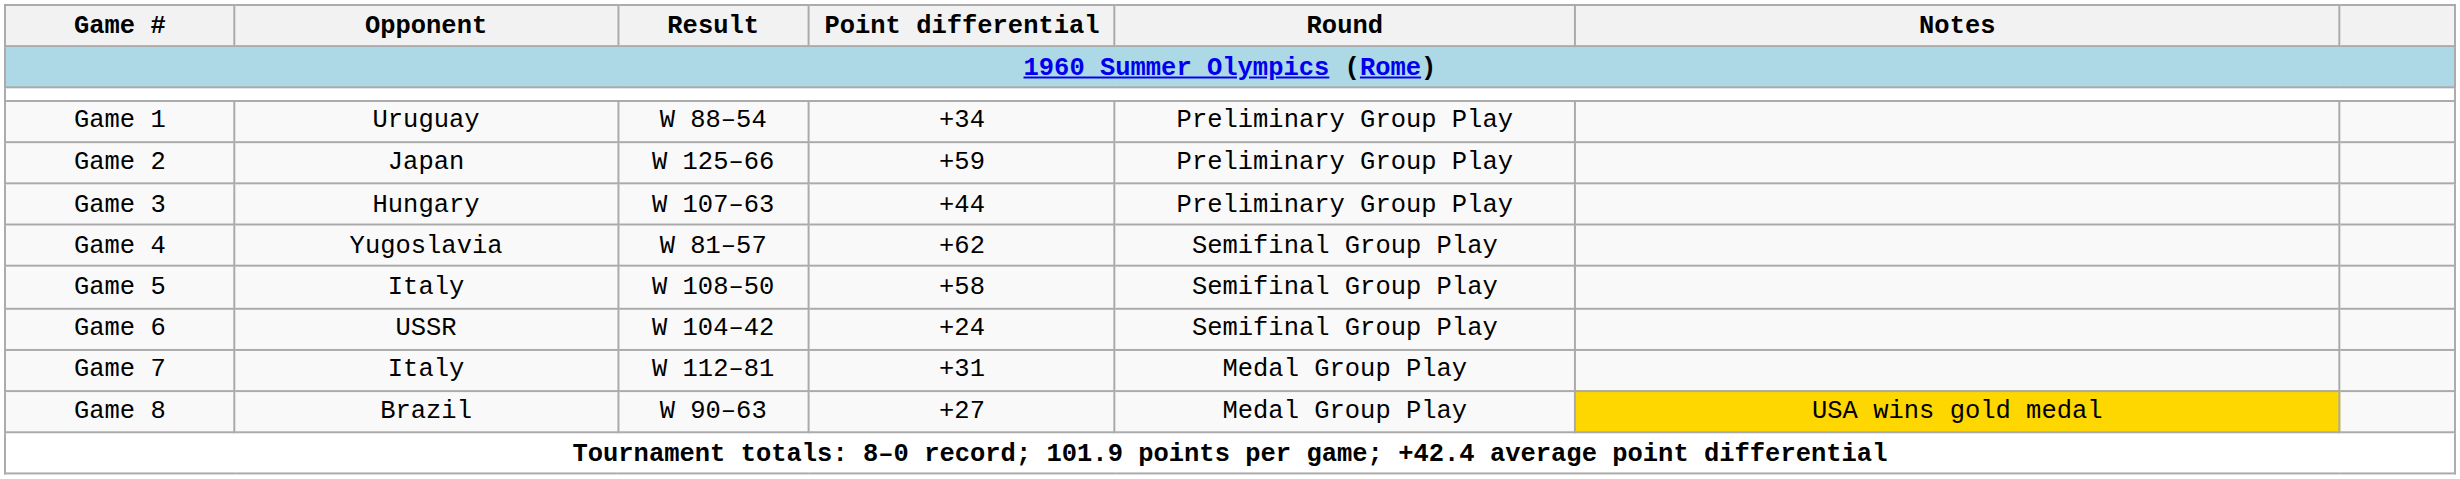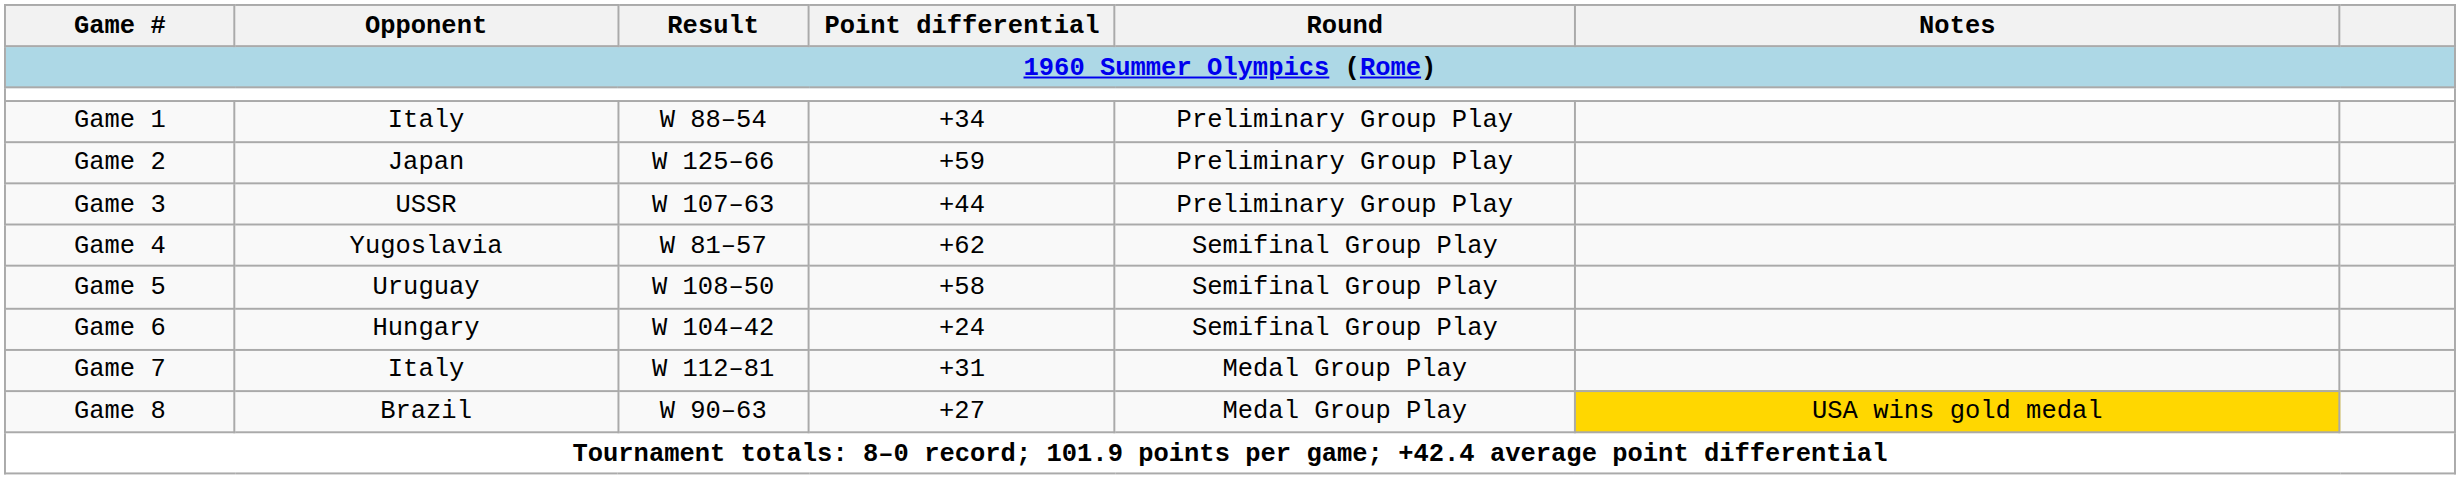(426, 121) Uruguay -> (426, 121) Italy
(426, 204) Hungary -> (426, 204) USSR
(426, 287) Italy -> (426, 287) Uruguay
(426, 329) USSR -> (426, 329) Hungary
